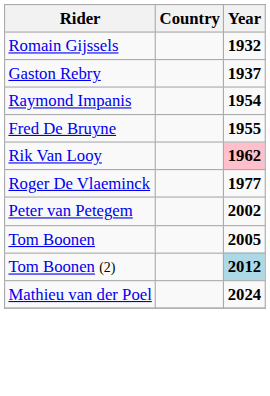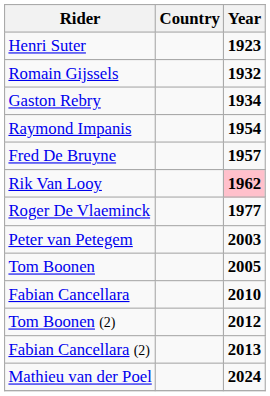+ row: (47, 46)
(244, 73) 1937 -> (244, 101) 1934
(244, 128) 1955 -> (244, 156) 1957
(244, 211) 2002 -> (244, 239) 2003
+ row: (69, 294)
(244, 266) lightblue background -> (244, 321) no background
+ row: (79, 349)
